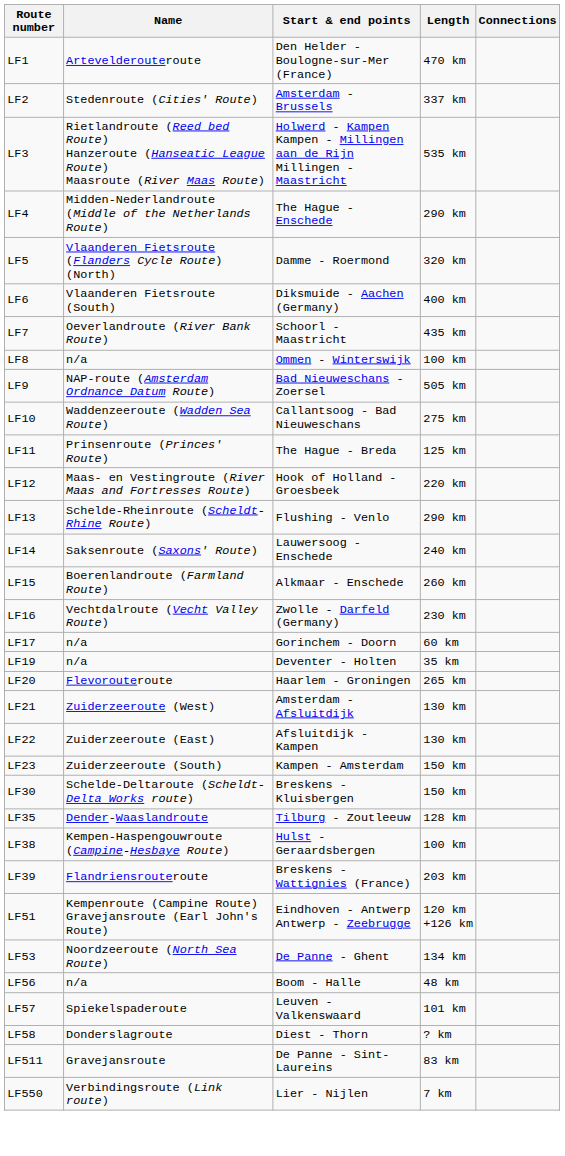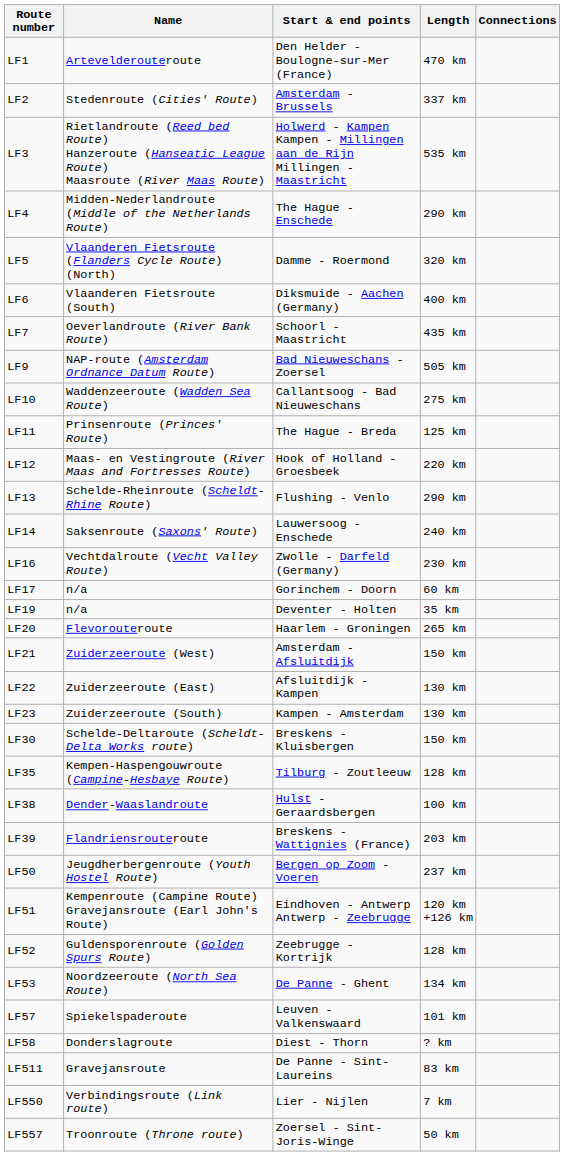- row: (18, 359)
- row: (21, 583)
(445, 707) 130 km -> (445, 655) 150 km
(445, 766) 150 km -> (445, 714) 130 km
(137, 818) Dender-Waaslandroute -> (148, 773) Kempen-Haspengouwroute (Campine-Hesbaye Route)
(148, 844) Kempen-Haspengouwroute (Campine-Hesbaye Route) -> (137, 806) Dender-Waaslandroute
+ row: (21, 871)
+ row: (21, 951)
- row: (21, 983)
+ row: (25, 1135)
